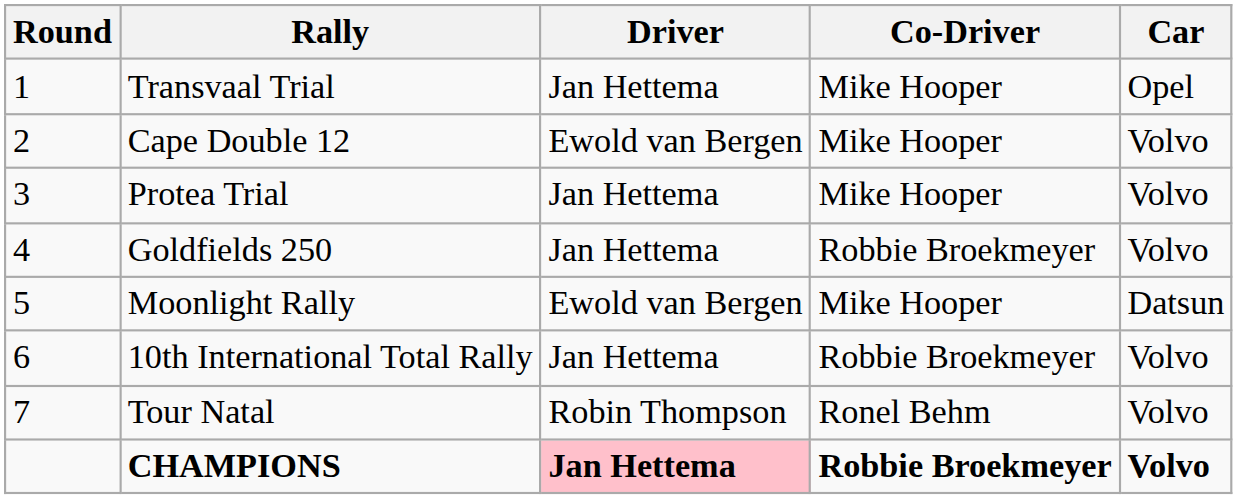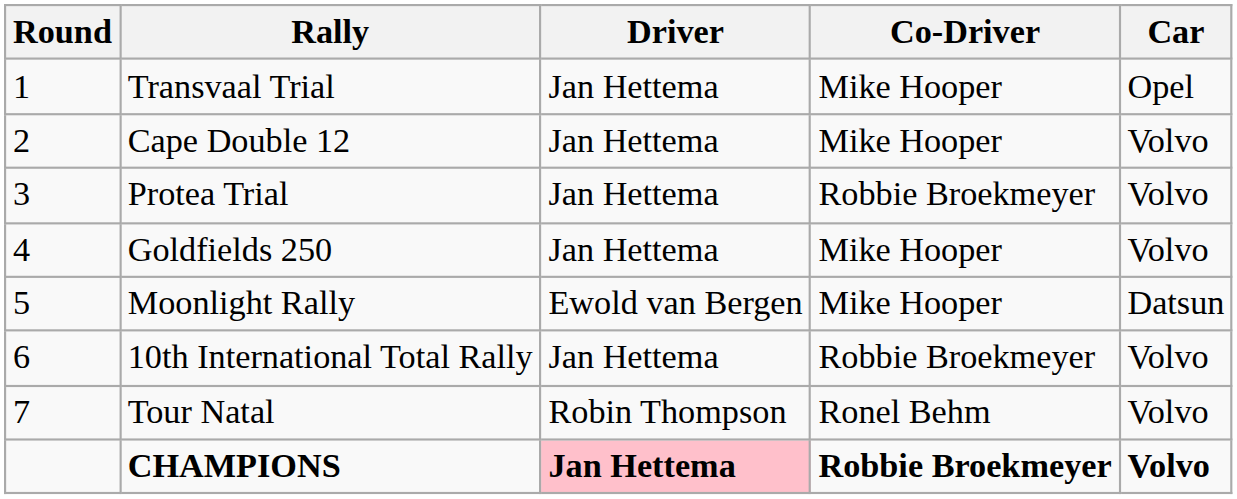(676, 140) Ewold van Bergen -> (634, 140) Jan Hettema
(910, 194) Mike Hooper -> (957, 194) Robbie Broekmeyer
(957, 248) Robbie Broekmeyer -> (910, 248) Mike Hooper
